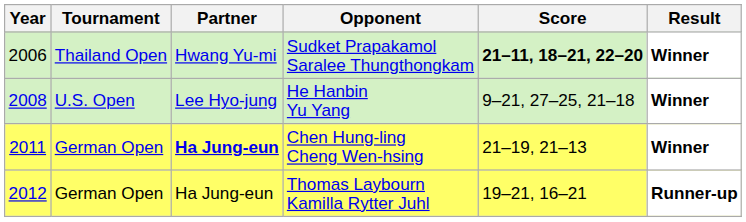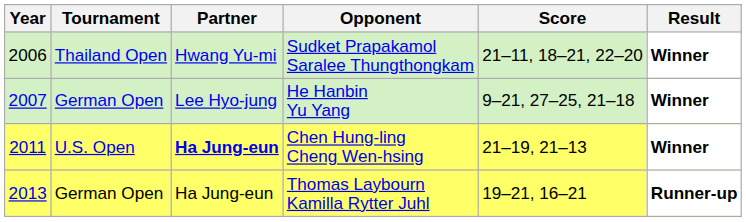(563, 55) bold -> (562, 55) normal
(28, 101) 2008 -> (28, 101) 2007
(95, 101) U.S. Open -> (109, 101) German Open
(109, 147) German Open -> (95, 147) U.S. Open
(28, 193) 2012 -> (28, 193) 2013
